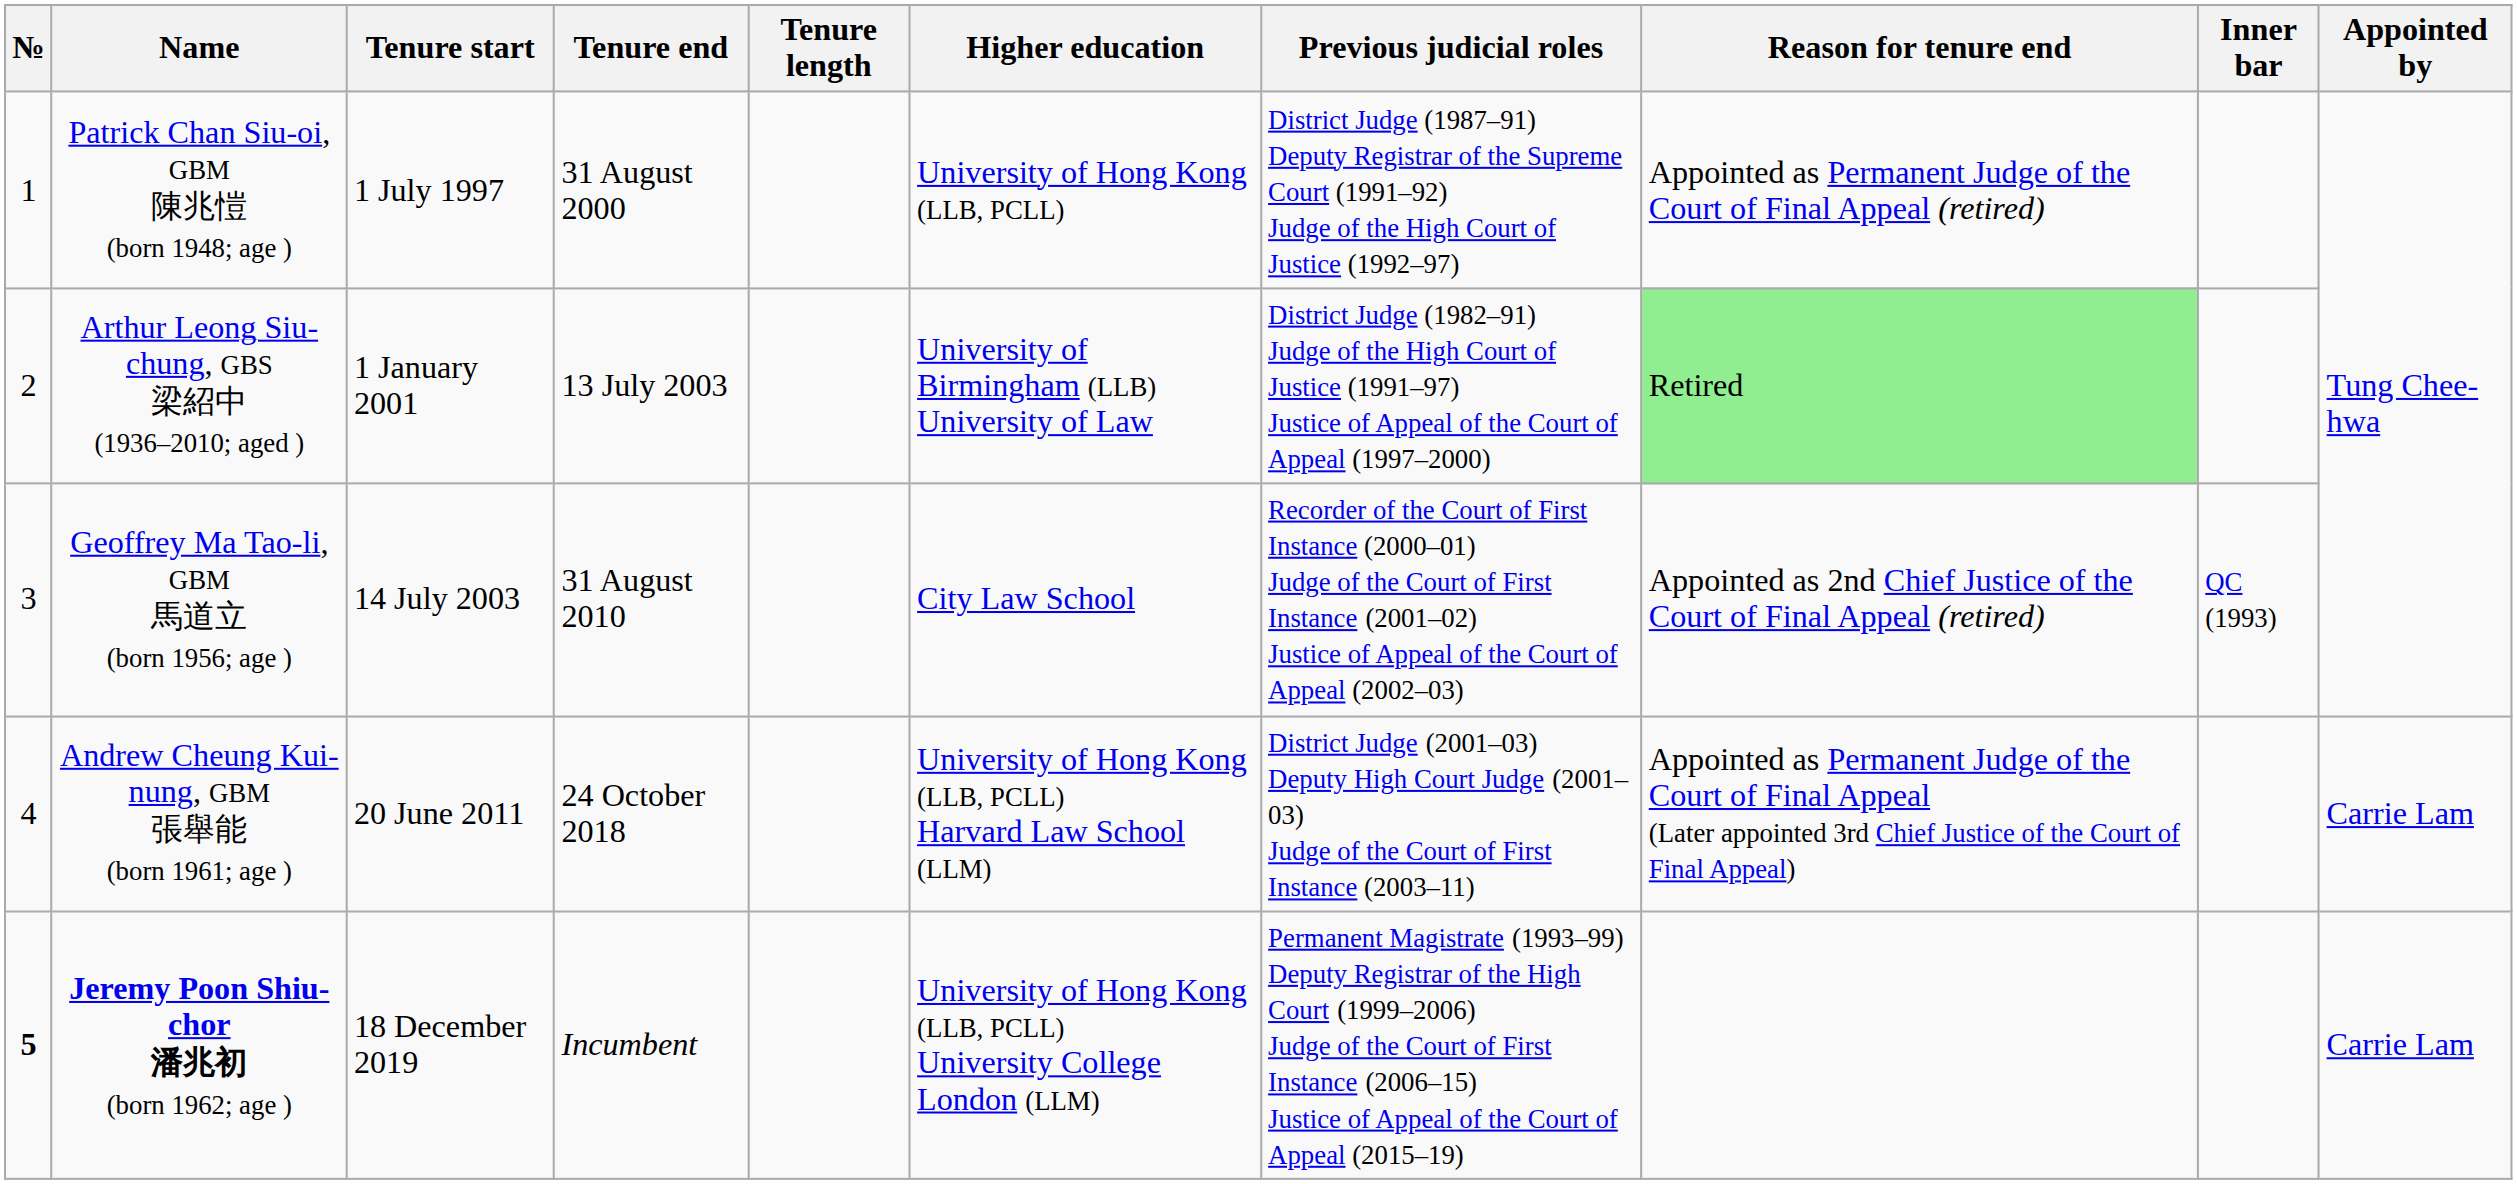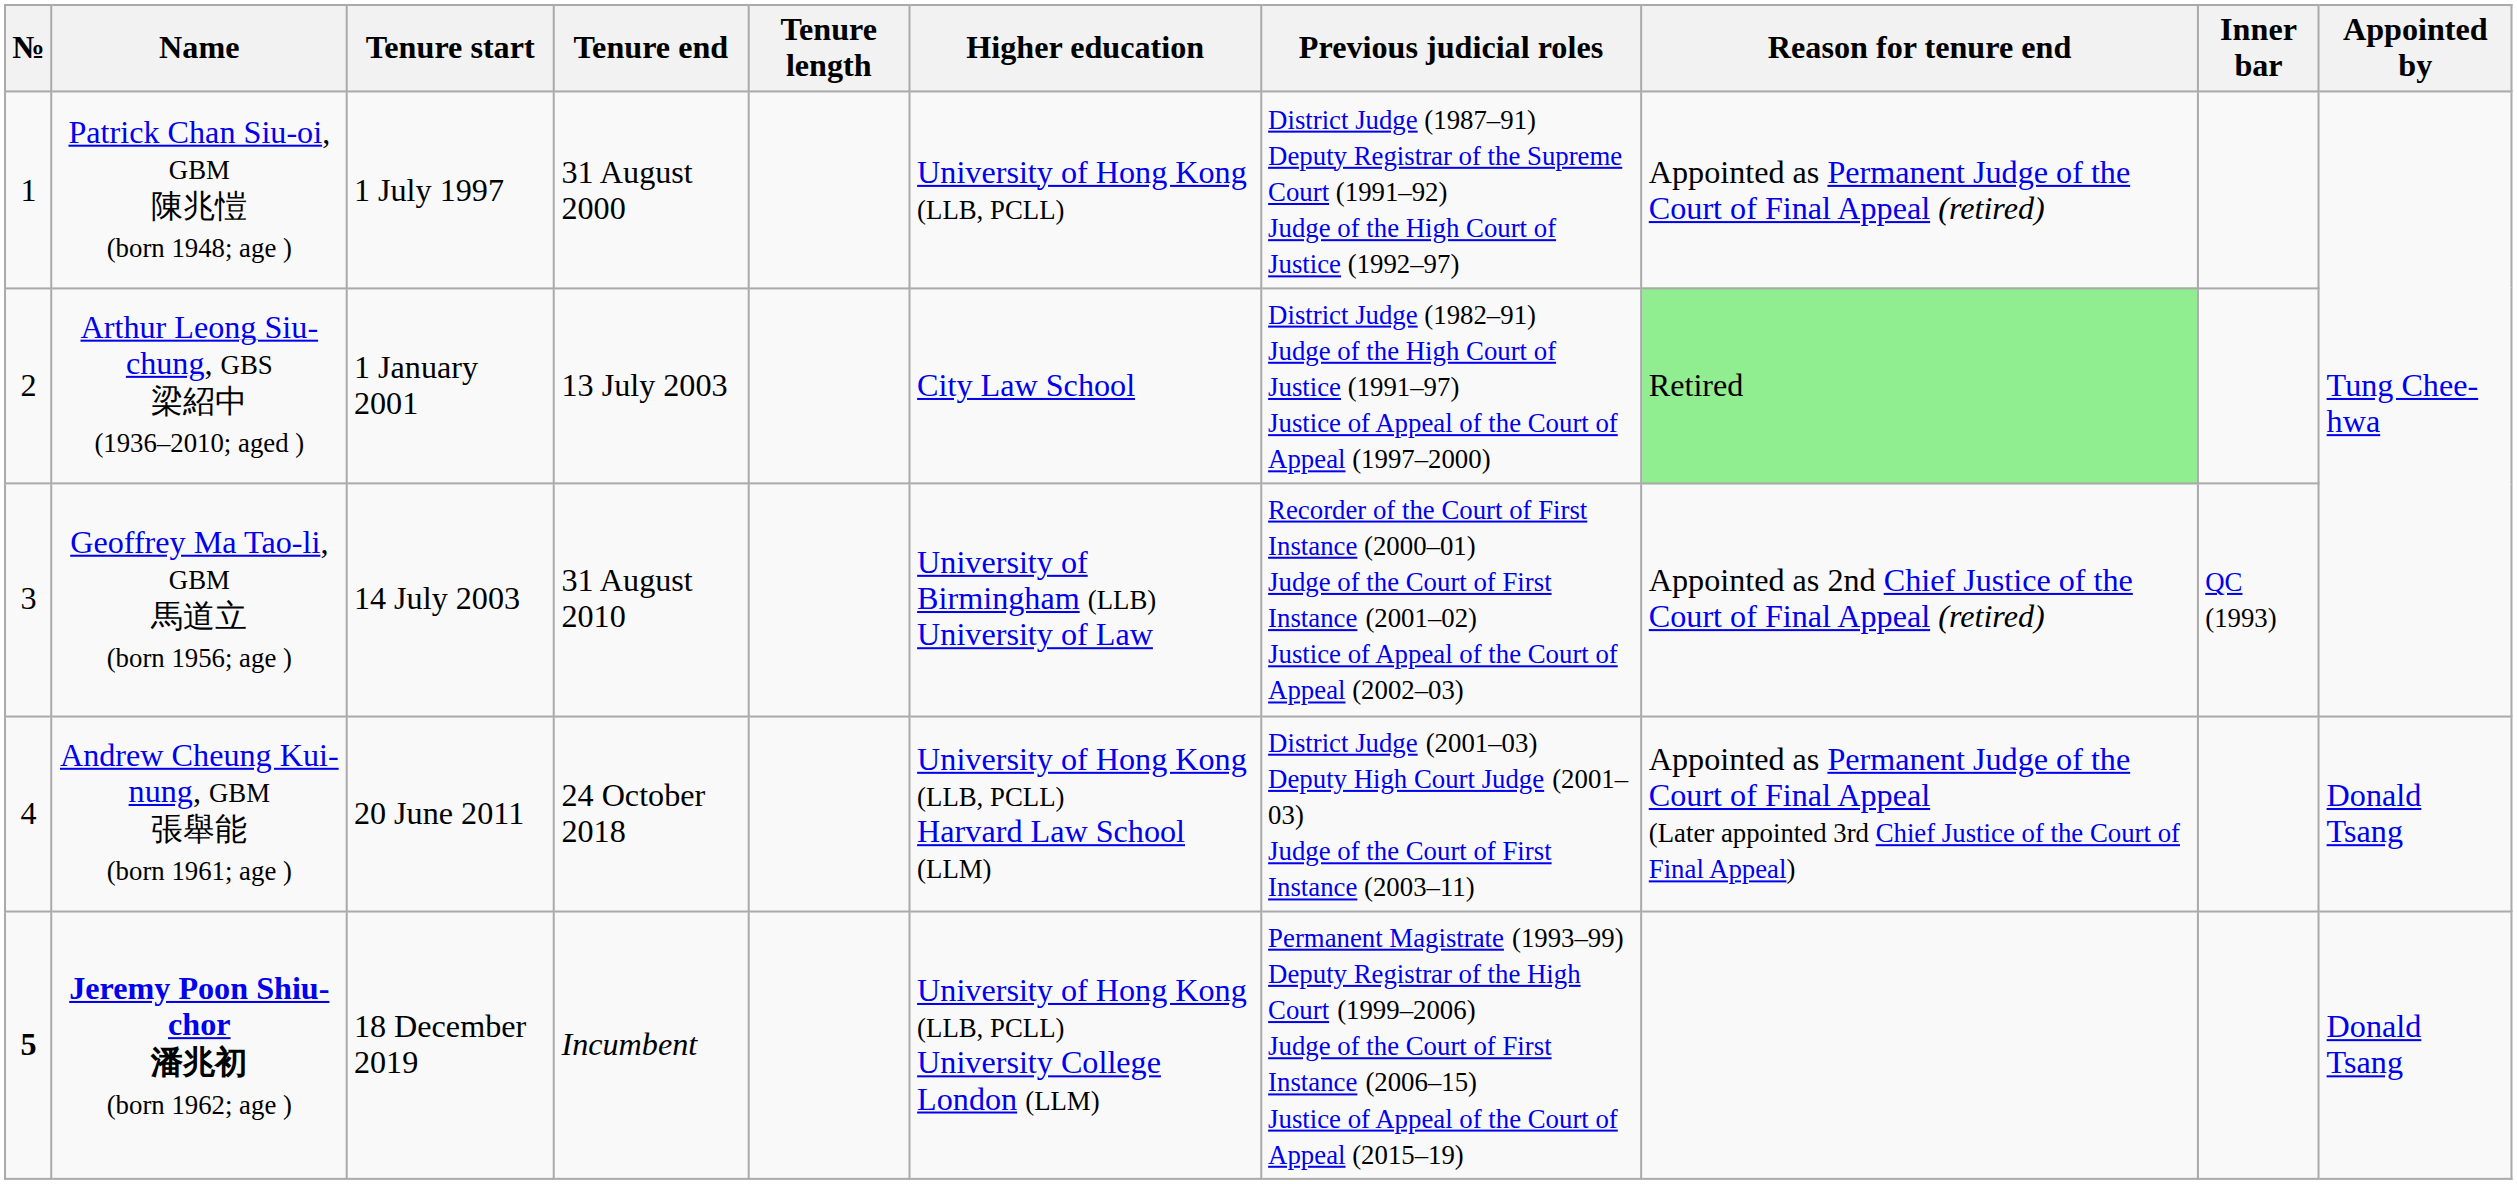(1037, 385) University of Birmingham (LLB) University of Law -> (1026, 385) City Law School
(1026, 599) City Law School -> (1037, 599) University of Birmingham (LLB) University of Law
(2400, 812) Carrie Lam -> (2374, 812) Donald Tsang
(2400, 1044) Carrie Lam -> (2374, 1044) Donald Tsang
